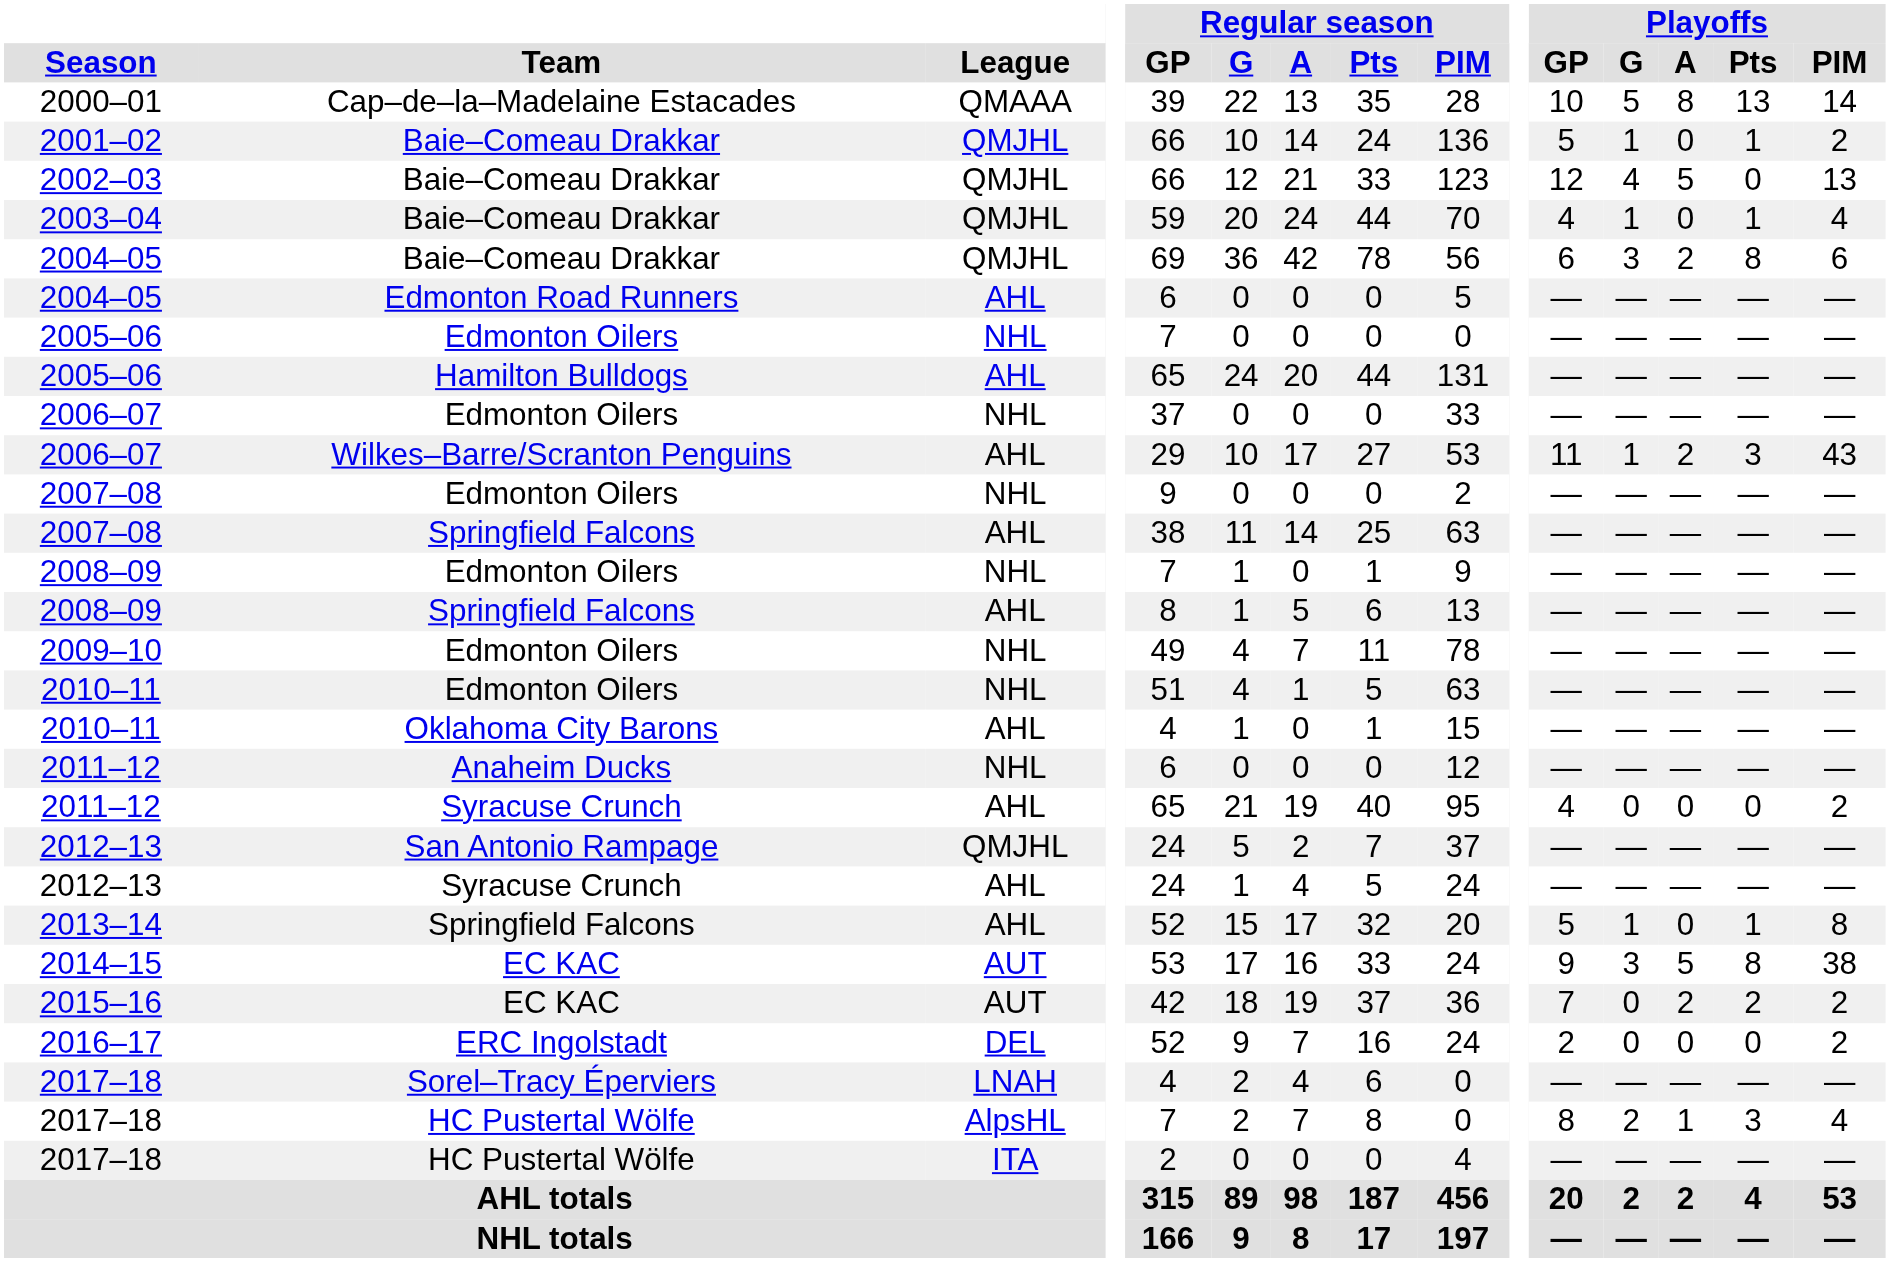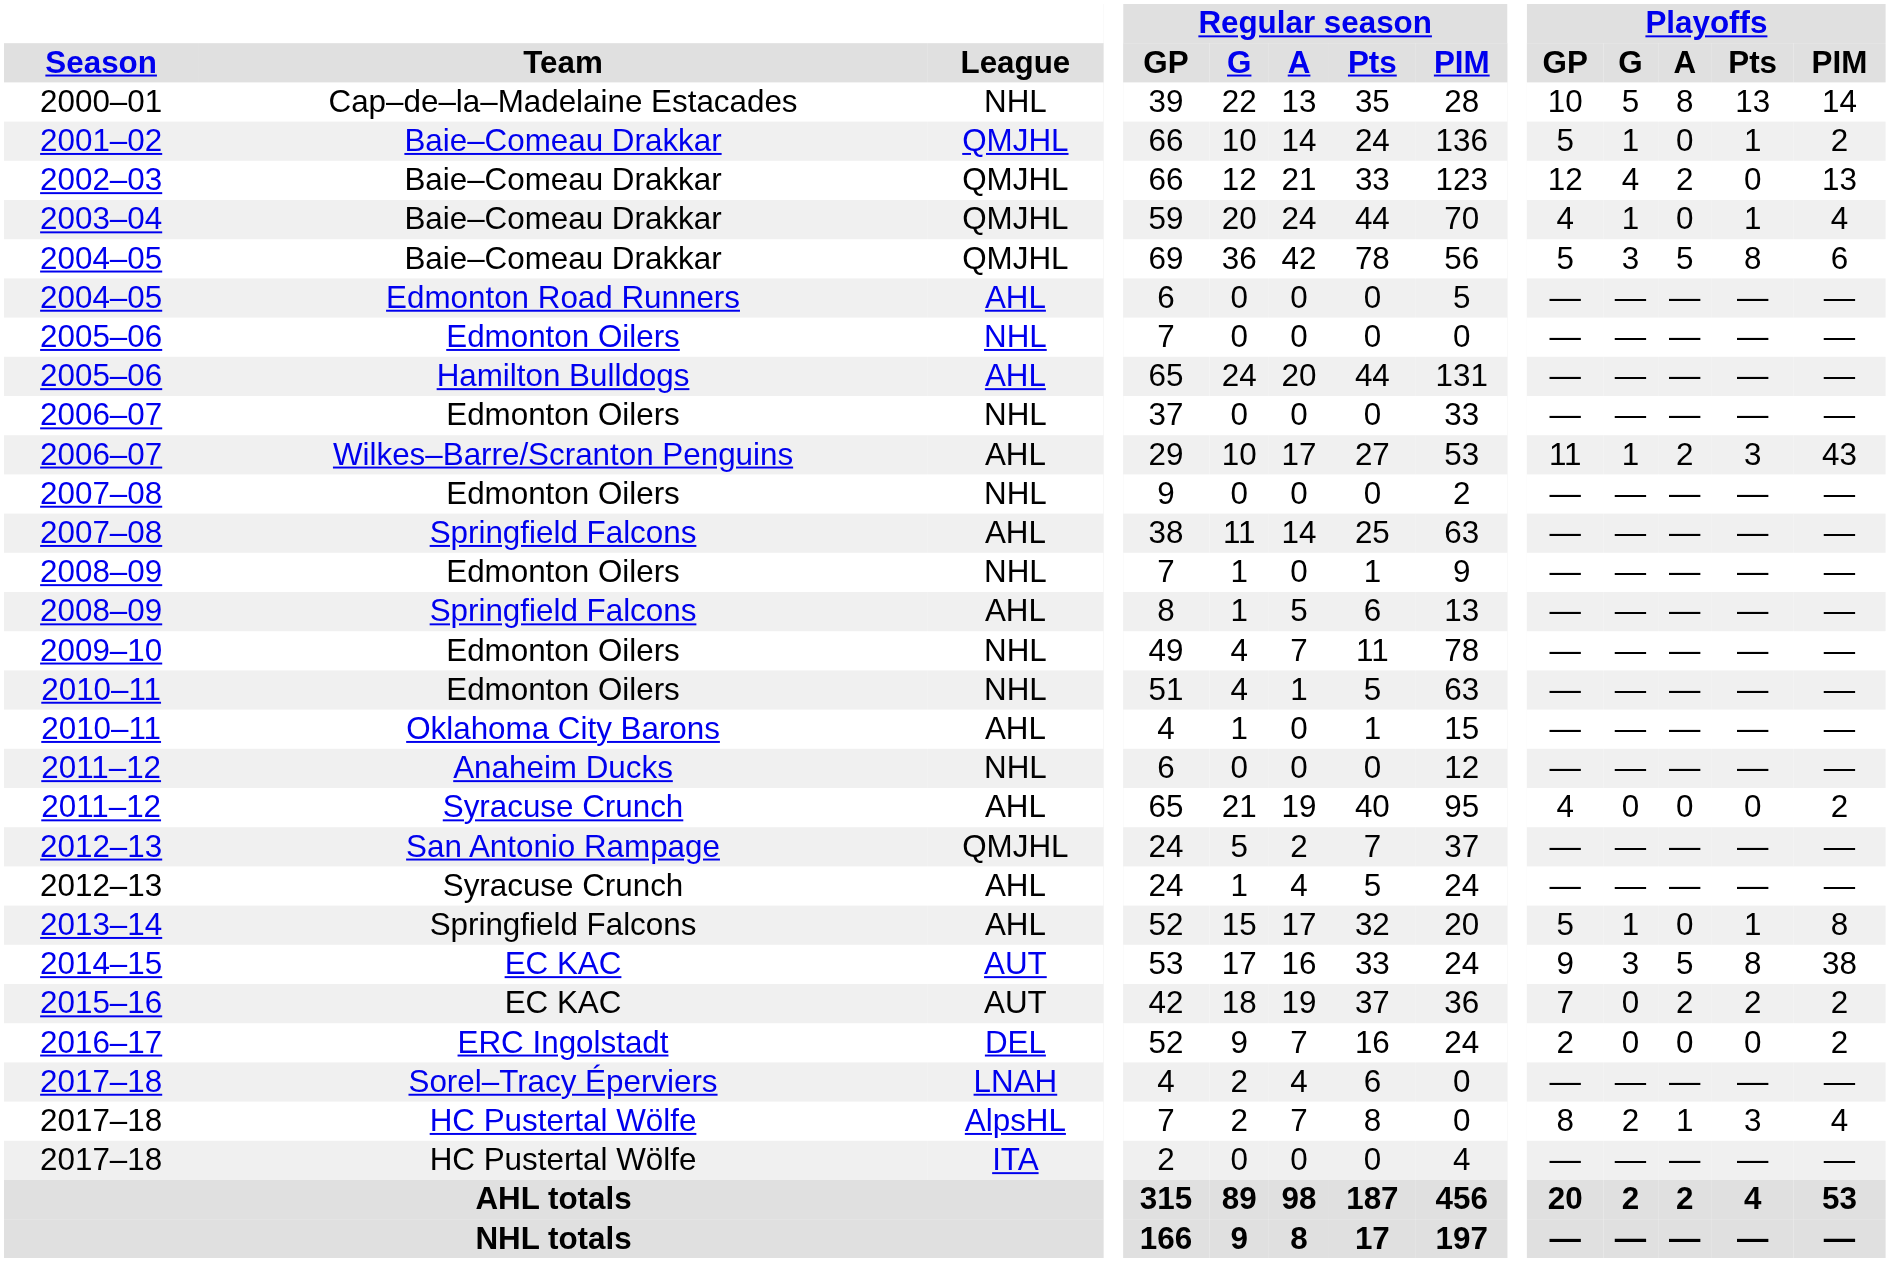(1015, 101) QMAAA -> (1015, 101) NHL
(1685, 179) 5 -> (1685, 179) 2
(1566, 258) 6 -> (1565, 258) 5
(1685, 258) 2 -> (1685, 258) 5
